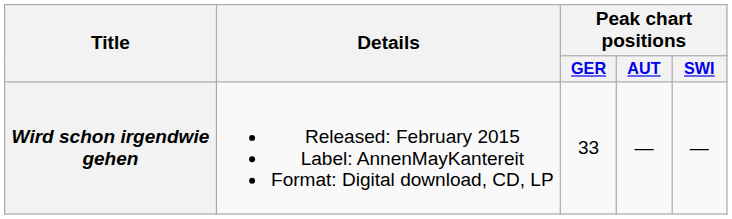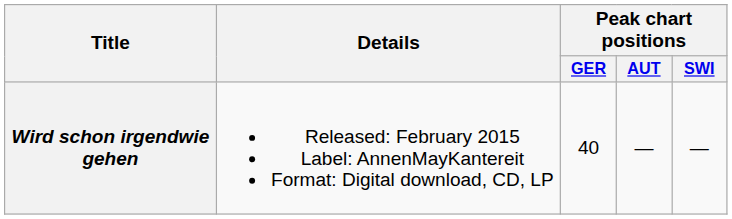(589, 147) 33 -> (589, 147) 40
